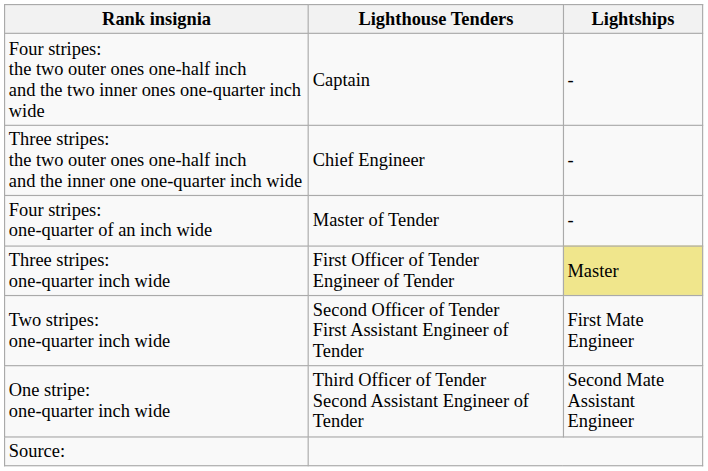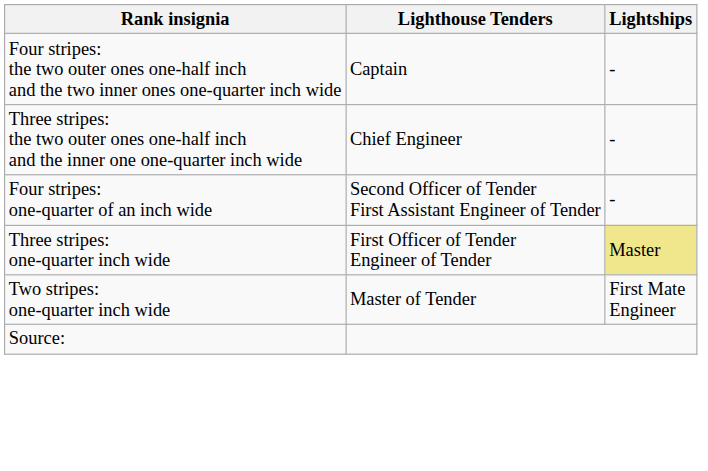(376, 220) Master of Tender -> (475, 199) Second Officer of Tender First Assistant Engineer of Tender
(411, 330) Second Officer of Tender First Assistant Engineer of Tender -> (413, 299) Master of Tender
- row: (90, 401)
